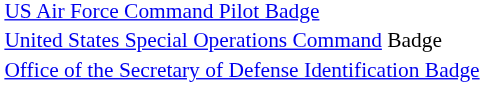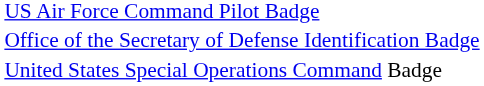rows swapped: (223, 40) <-> (242, 69)
